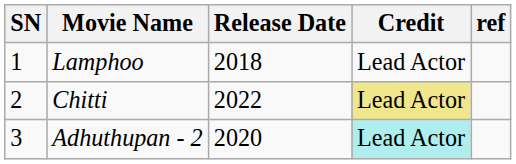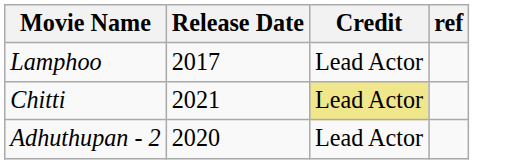- column: (26, 23)
(238, 61) 2018 -> (196, 61) 2017
(238, 100) 2022 -> (196, 100) 2021
(411, 138) paleturquoise background -> (369, 138) no background
